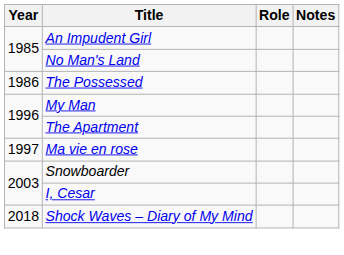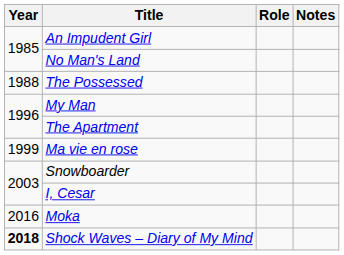(23, 82) 1986 -> (23, 82) 1988
(23, 149) 1997 -> (23, 149) 1999
+ row: (63, 216)
(23, 216) normal -> (23, 238) bold
